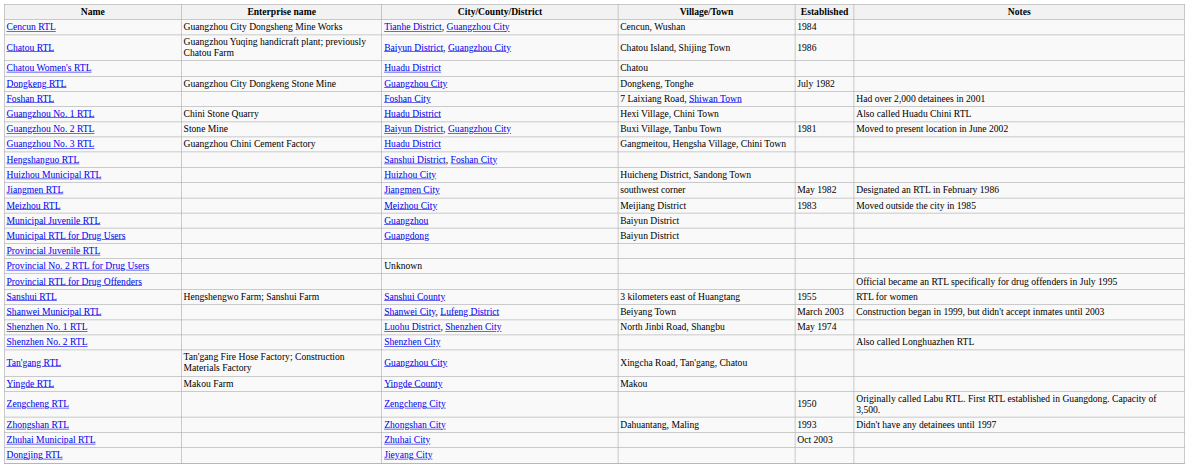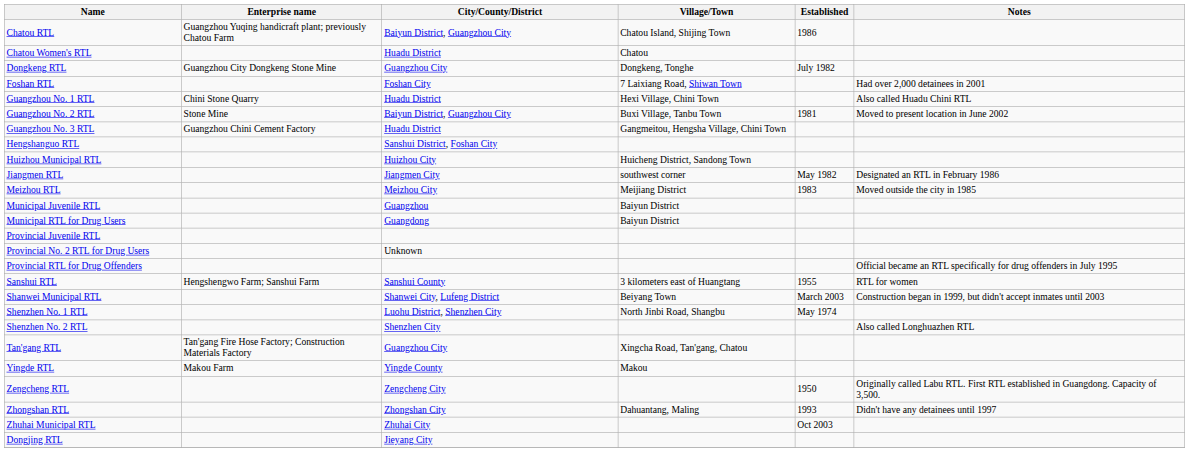- row: (31, 27)
